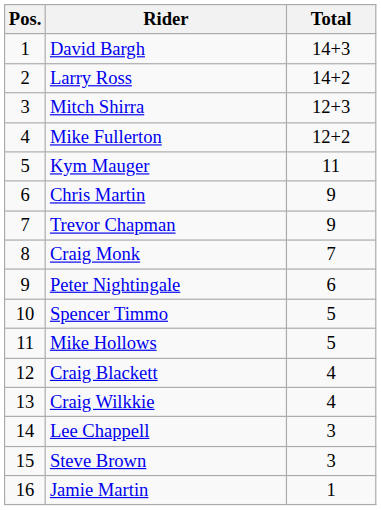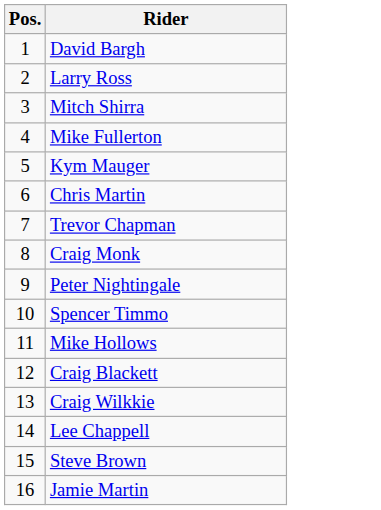- column: (331, 19)
